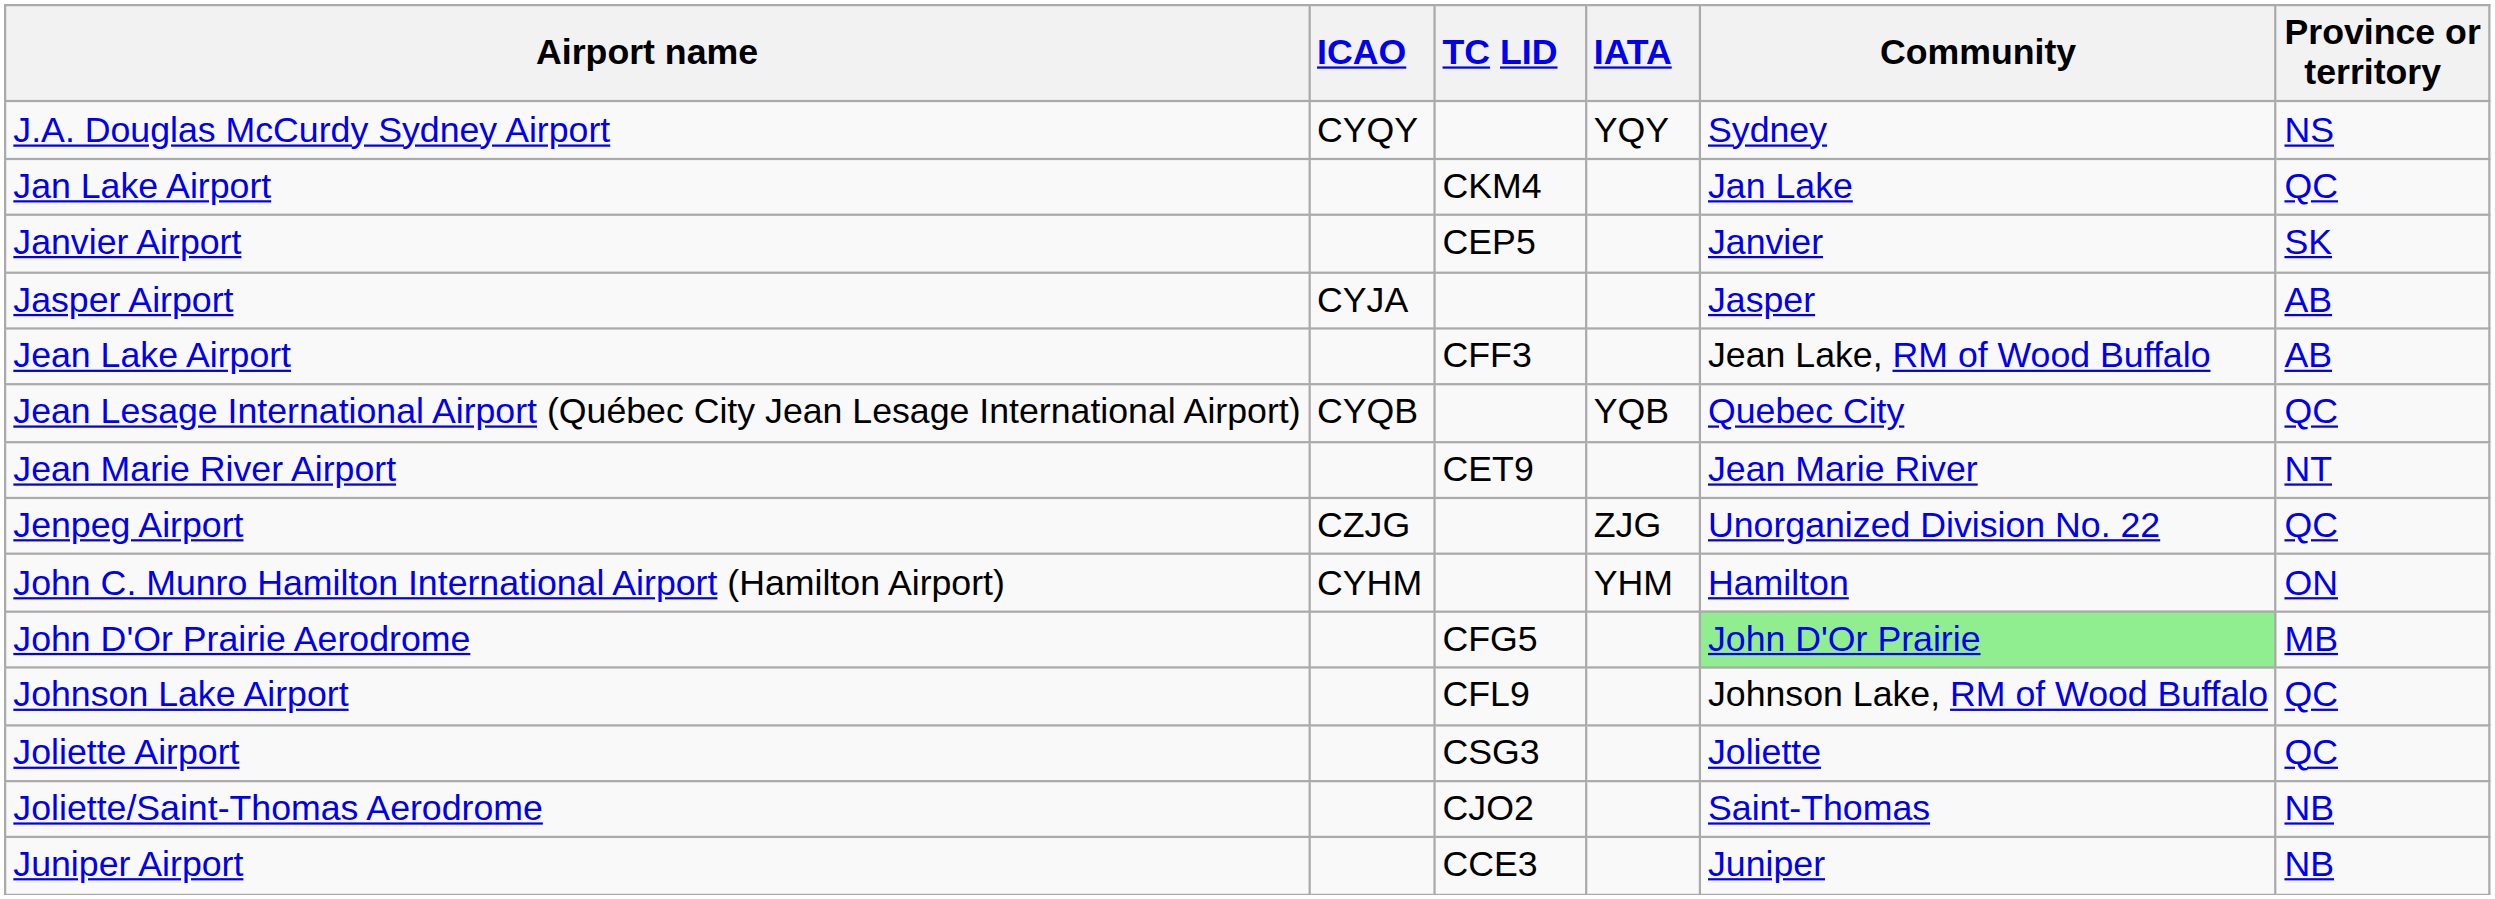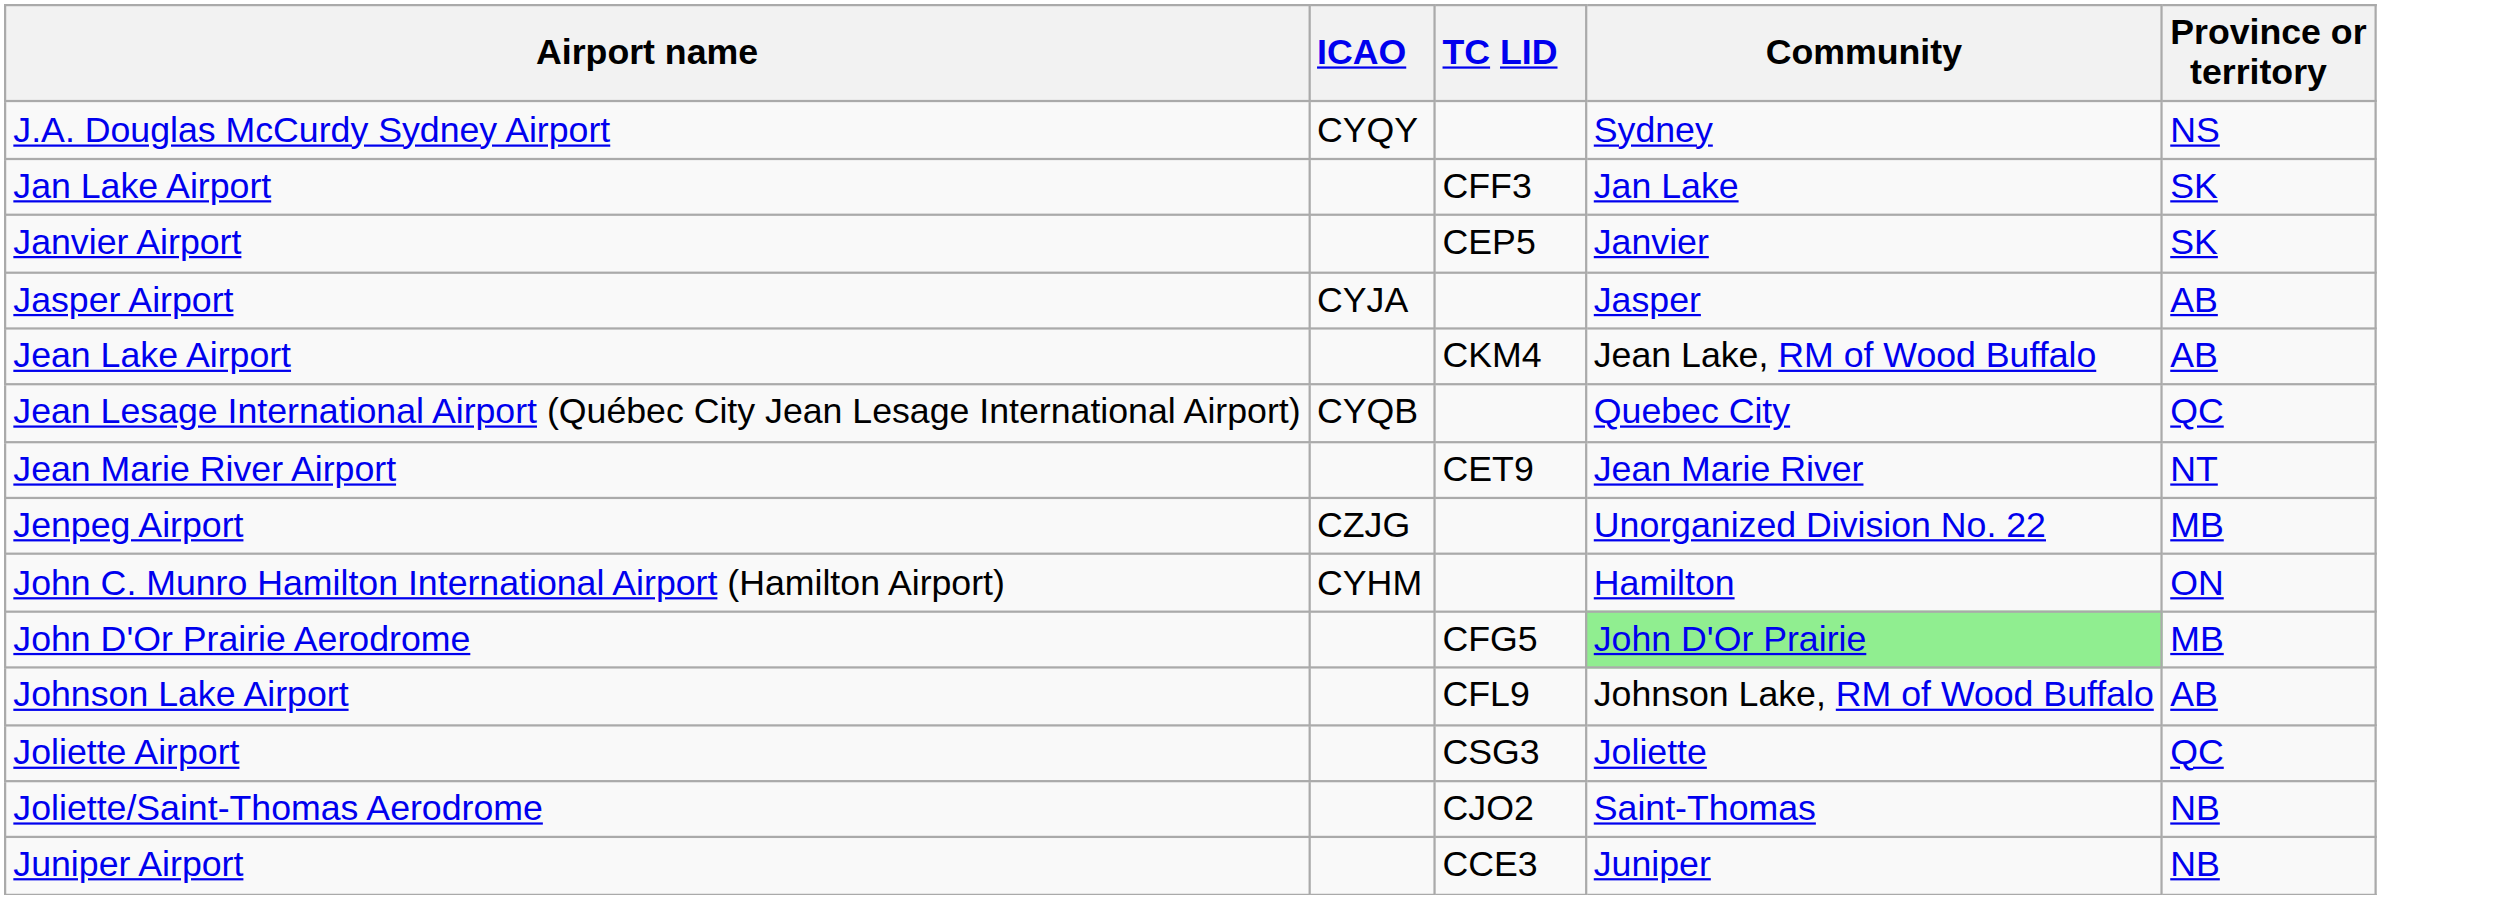- column: (1643, 52)
(1492, 186) CKM4 -> (1487, 186) CFF3
(2311, 186) QC -> (2194, 186) SK
(1487, 355) CFF3 -> (1492, 355) CKM4
(2311, 525) QC -> (2197, 525) MB
(2311, 695) QC -> (2194, 695) AB
